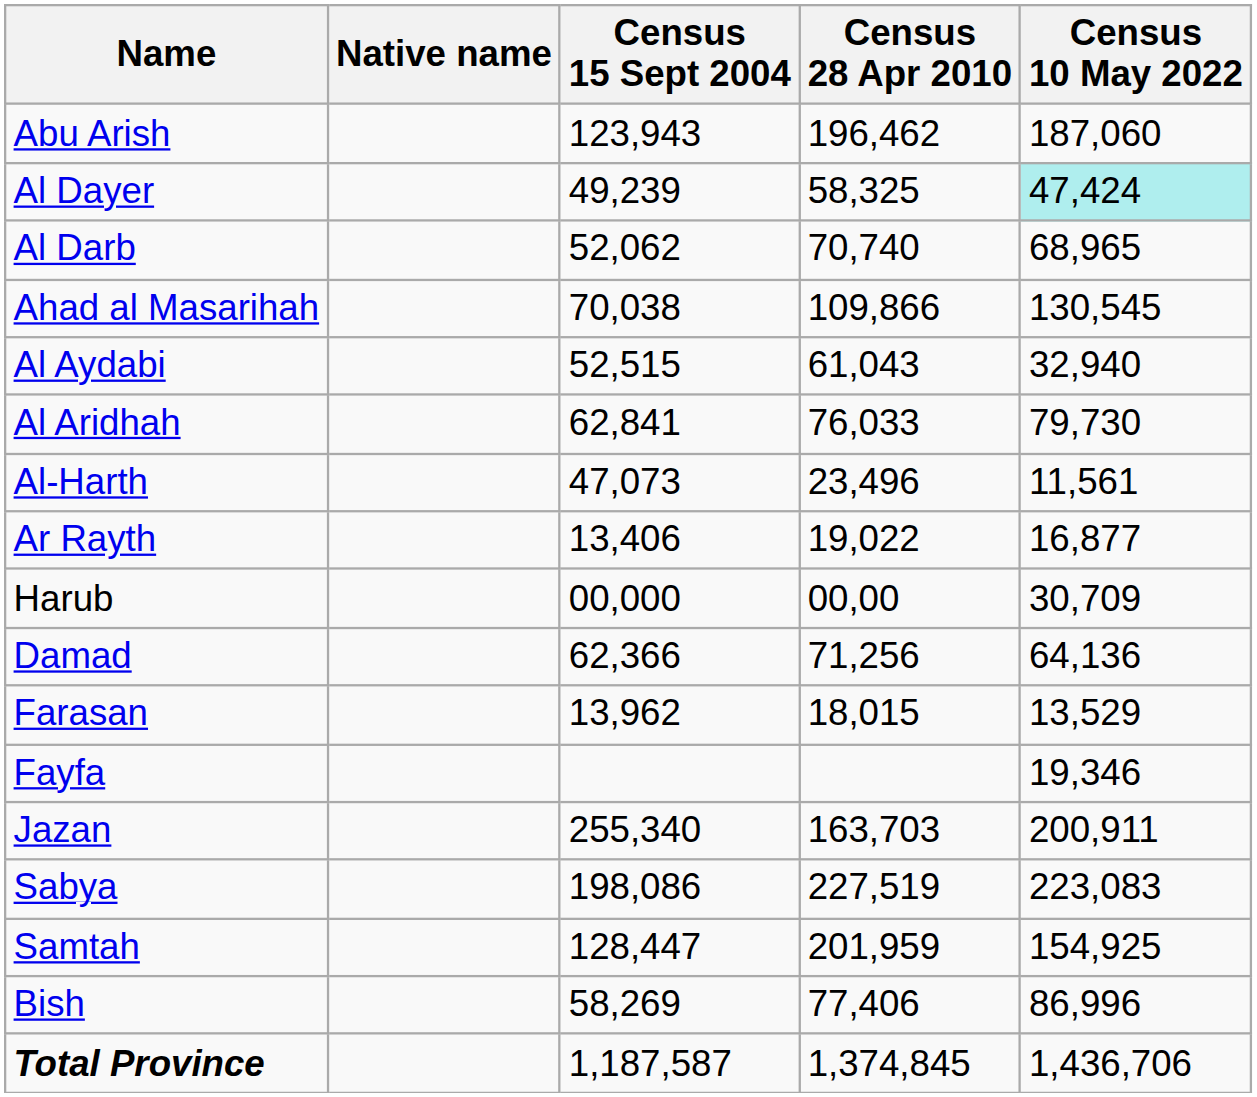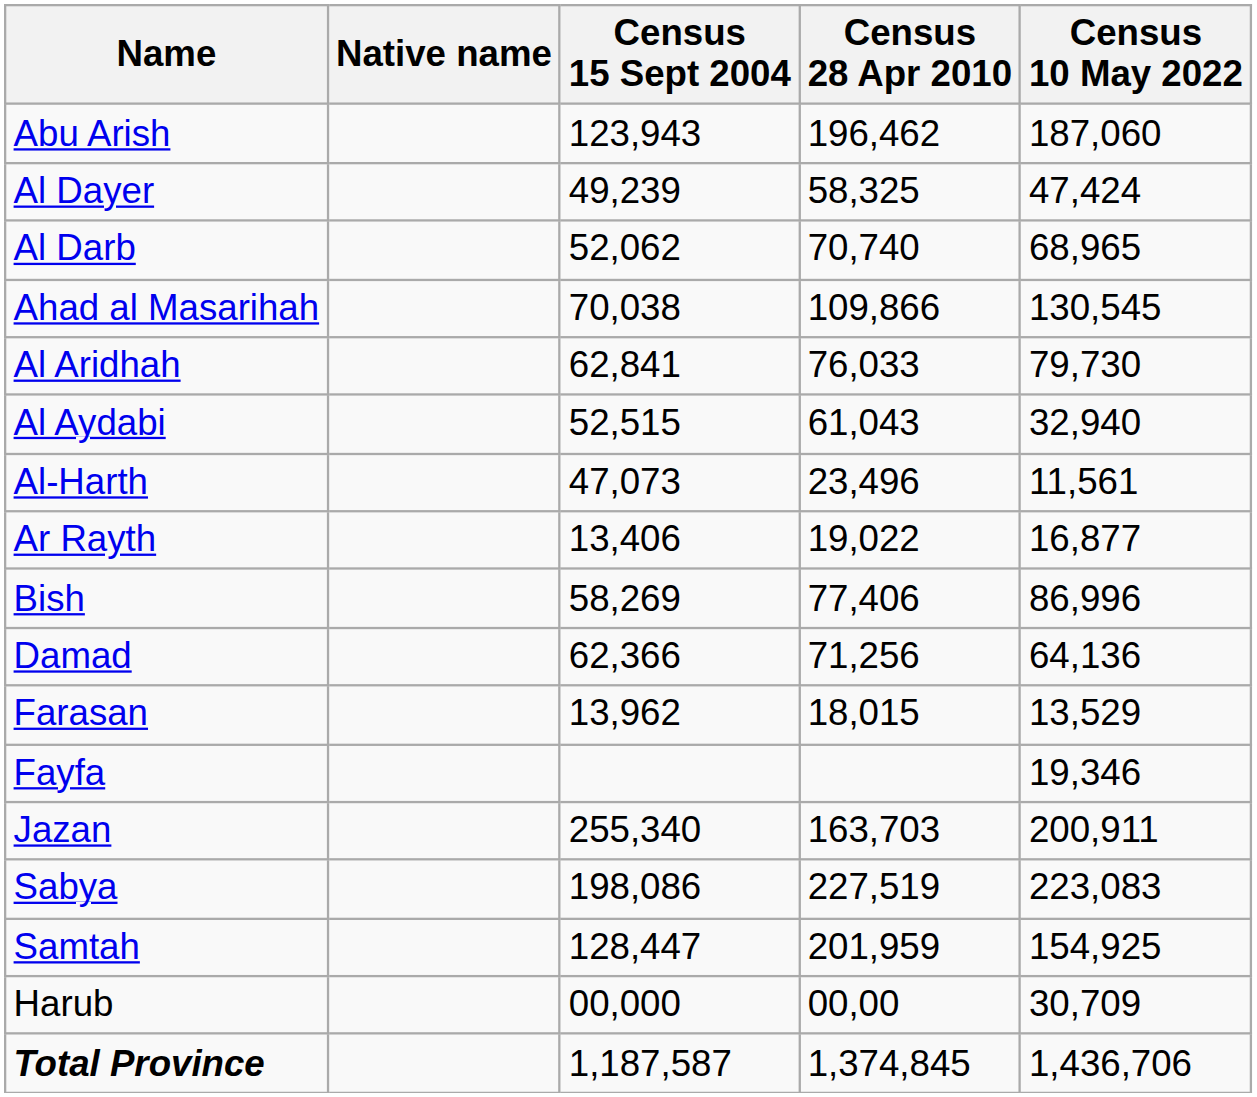(1085, 190) paleturquoise background -> (1085, 190) no background
rows swapped: (97, 423) <-> (90, 365)
rows swapped: (49, 1004) <-> (63, 597)
